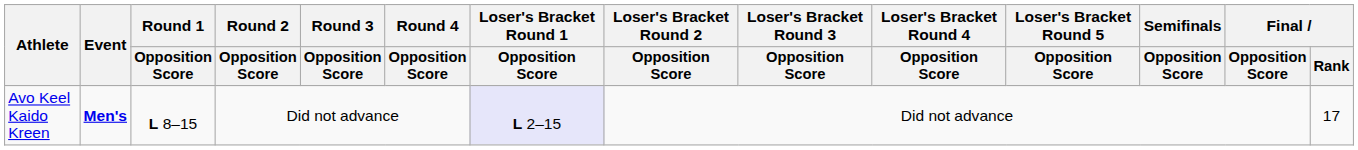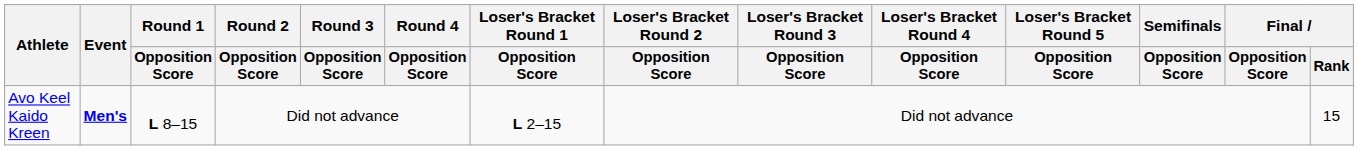(537, 124) lavender background -> (537, 124) no background
(1331, 116) 17 -> (1331, 116) 15
